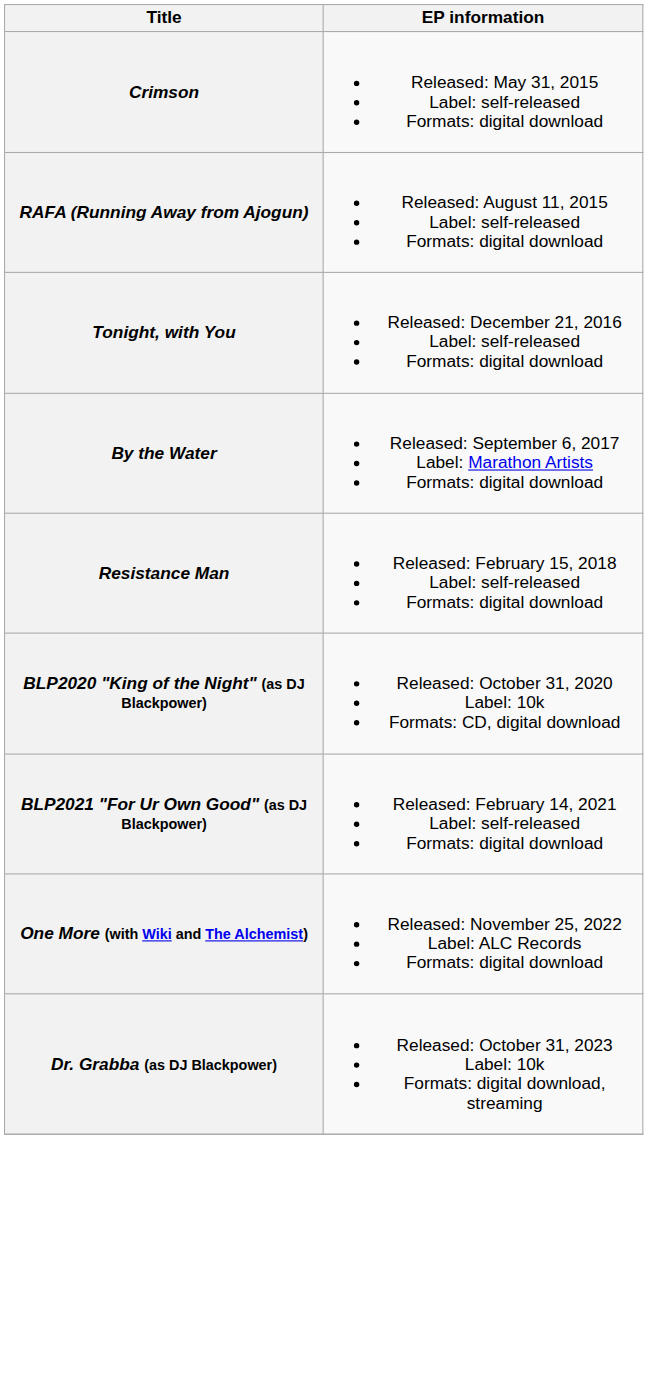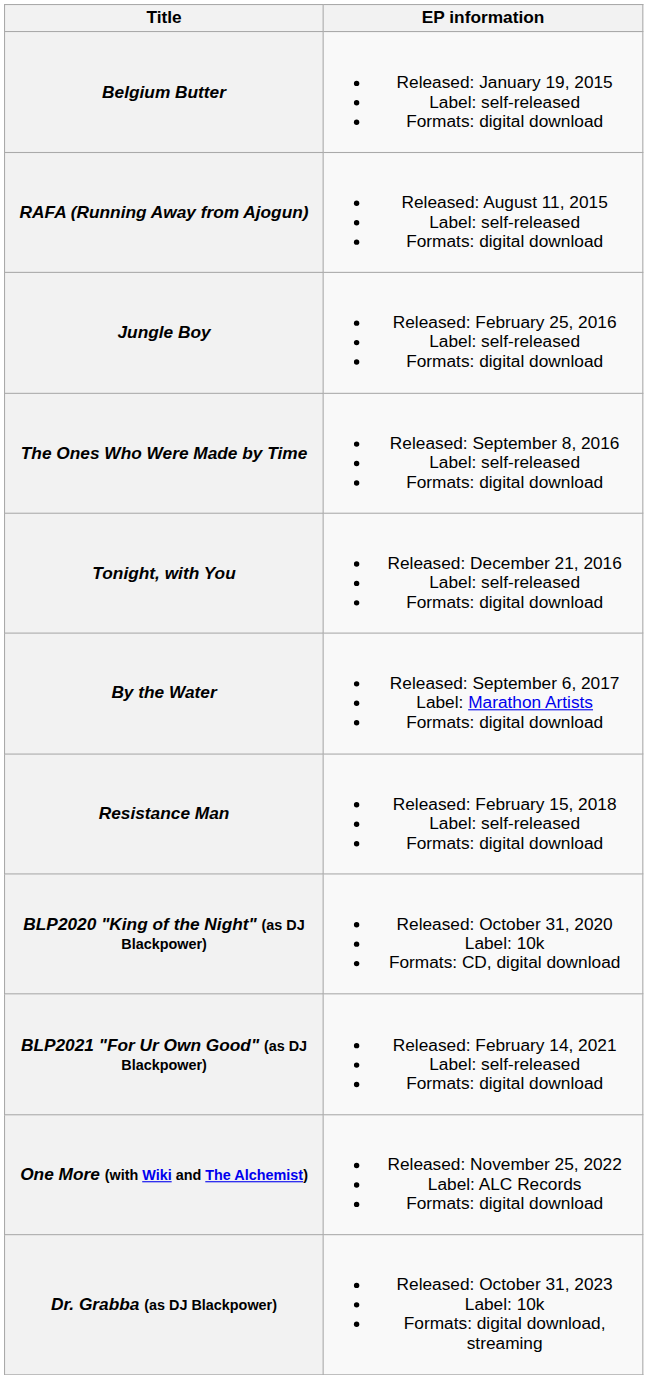+ row: (164, 92)
- row: (164, 92)
+ row: (164, 332)
+ row: (164, 452)
